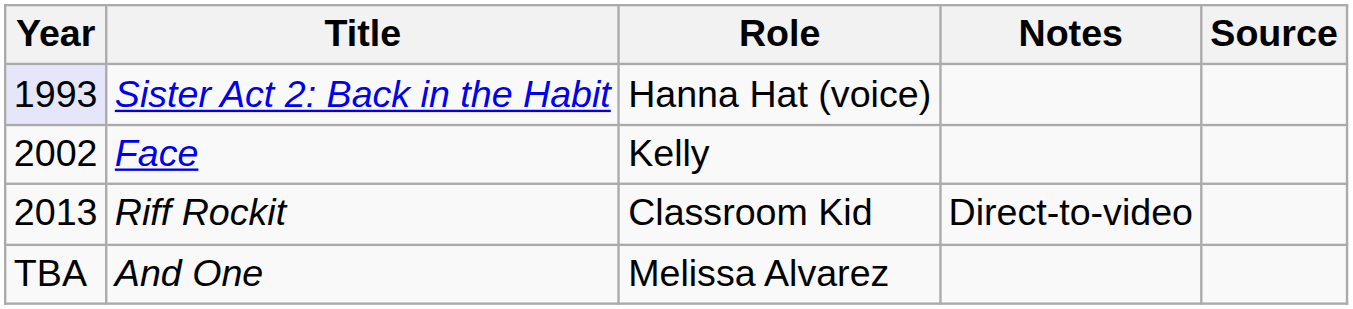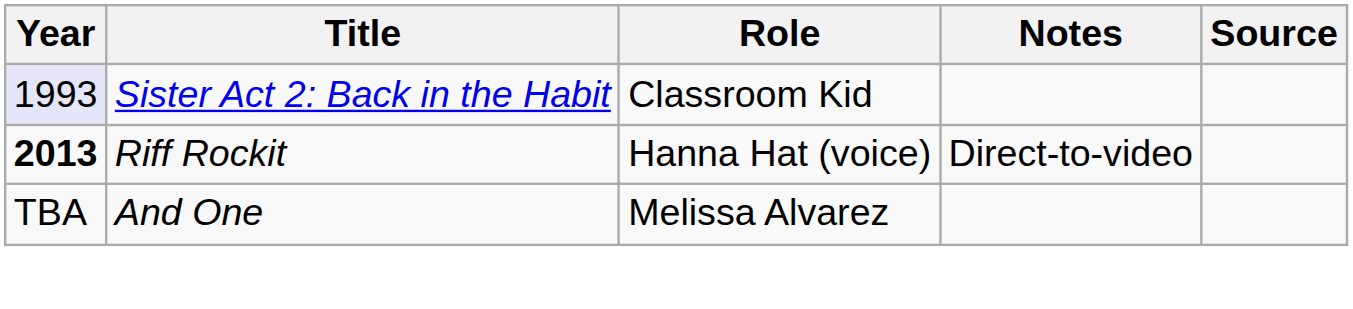(780, 93) Hanna Hat (voice) -> (750, 93) Classroom Kid
- row: (157, 153)
(56, 213) normal -> (56, 153) bold
(750, 213) Classroom Kid -> (780, 153) Hanna Hat (voice)
